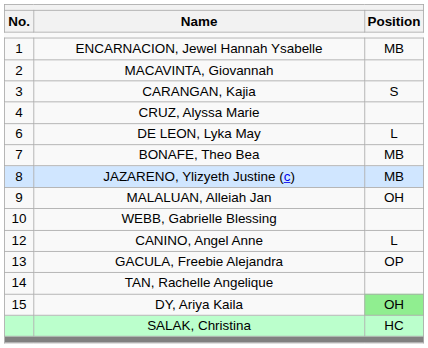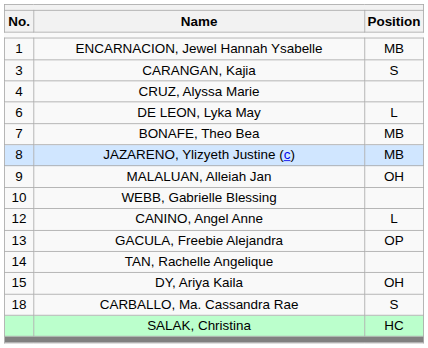- row: (19, 70)
(394, 304) lightgreen background -> (394, 283) no background
+ row: (19, 304)
